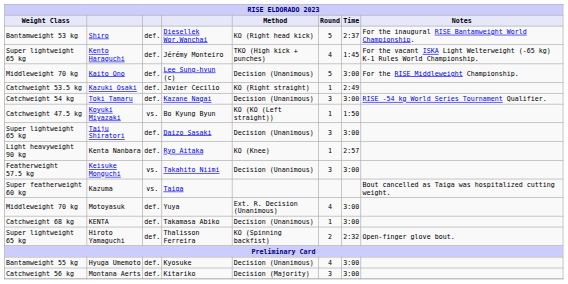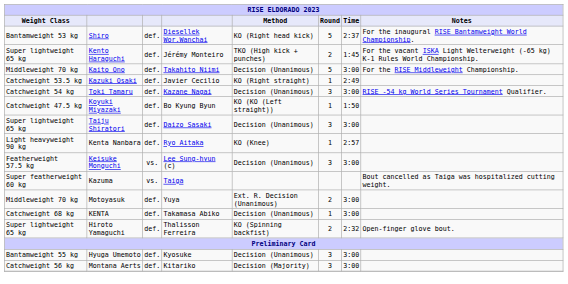(330, 55) 4 -> (330, 55) 2
(189, 73) Lee Sung-hyun (c) -> (191, 69) Takahito Niimi
(152, 114) vs. -> (152, 106) def.
(191, 170) Takahito Niimi -> (189, 162) Lee Sung-hyun (c)
(330, 207) 4 -> (330, 200) 2
(330, 263) 4 -> (330, 255) 3
